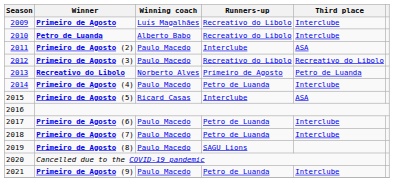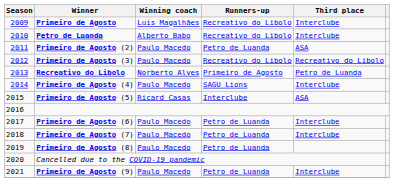(225, 47) Interclube -> (236, 47) Petro de Luanda
(236, 84) Petro de Luanda -> (225, 84) SAGU Lions
(225, 146) SAGU Lions -> (236, 146) Petro de Luanda
